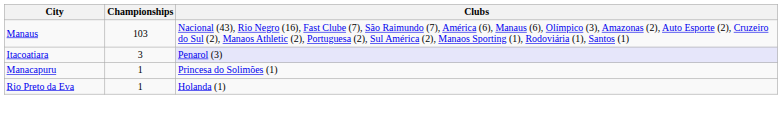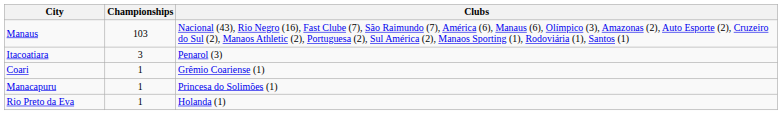(200, 54) lavender background -> (200, 54) no background
+ row: (18, 70)
